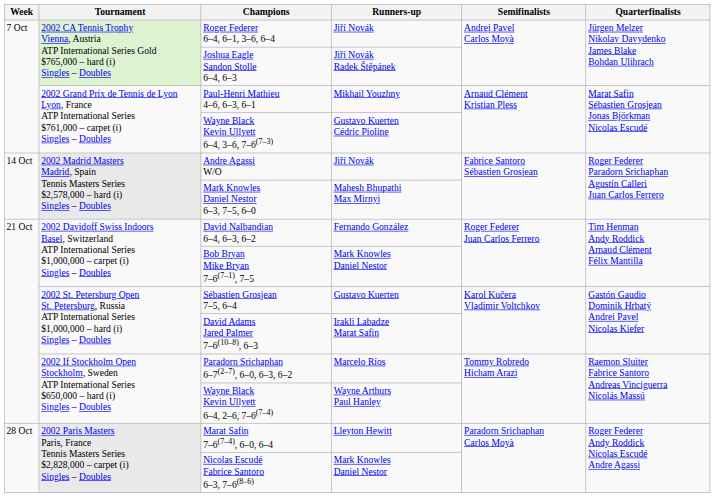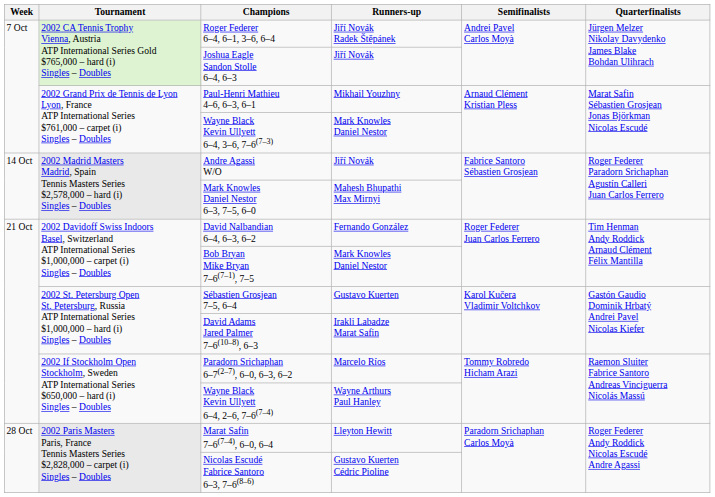(354, 28) Jiří Novák -> (365, 34) Jiří Novák Radek Štěpánek
(365, 61) Jiří Novák Radek Štěpánek -> (354, 55) Jiří Novák
(366, 126) Gustavo Kuerten Cédric Pioline -> (362, 126) Mark Knowles Daniel Nestor
(362, 466) Mark Knowles Daniel Nestor -> (366, 466) Gustavo Kuerten Cédric Pioline
